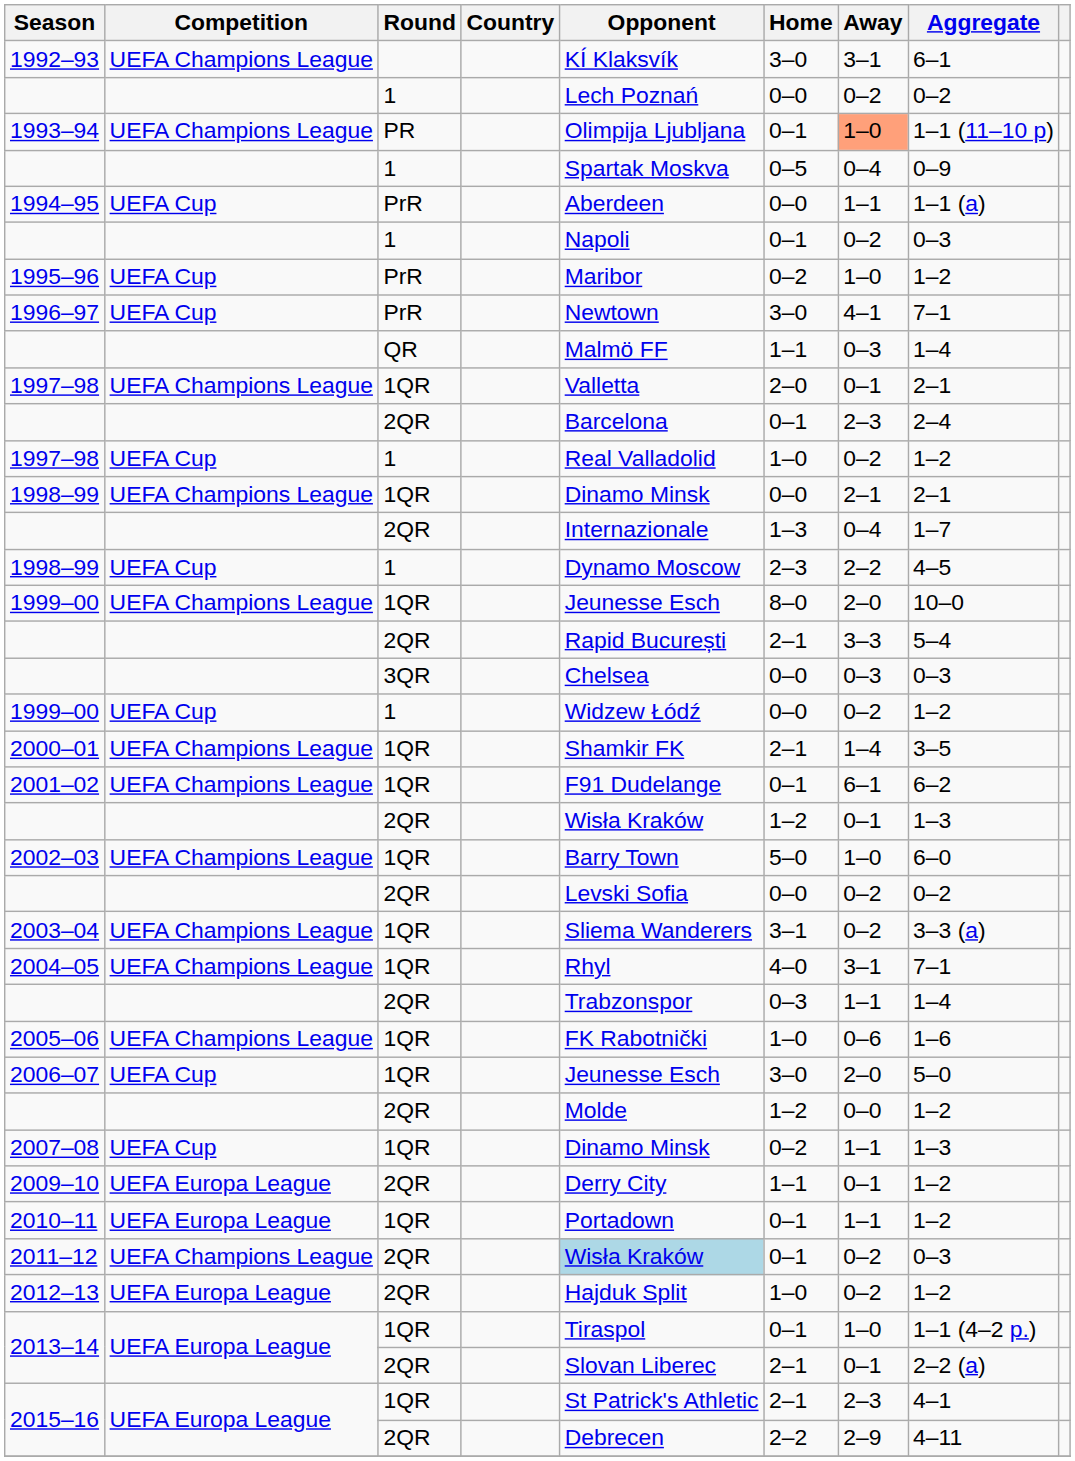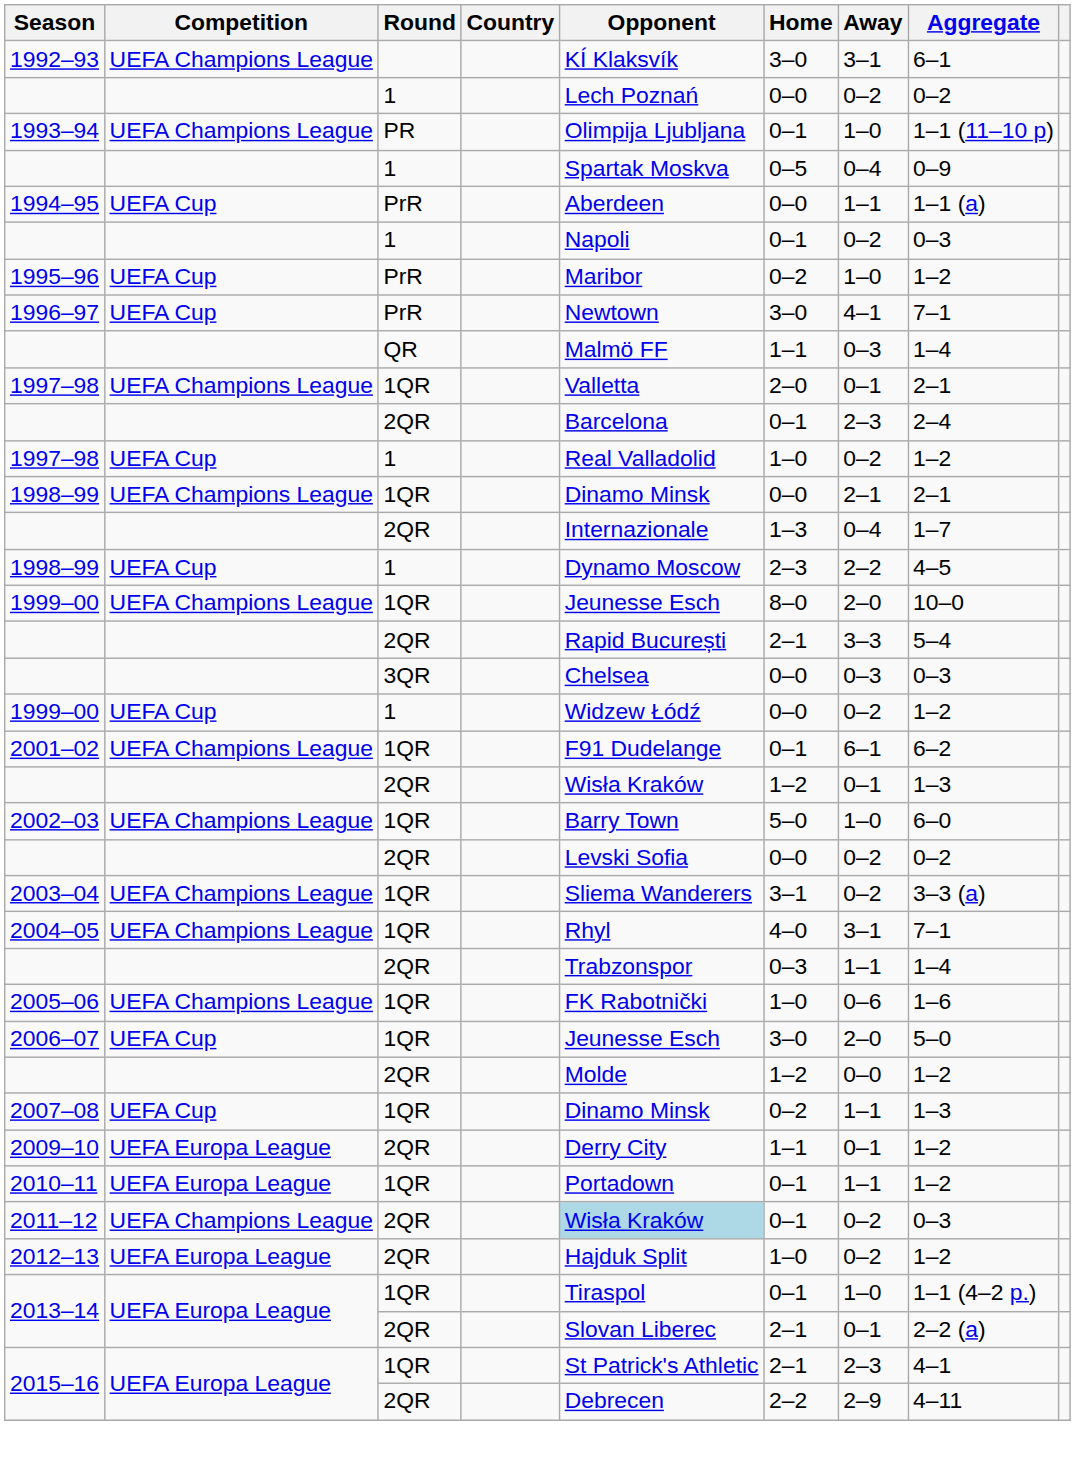(862, 131) lightsalmon background -> (862, 131) no background
- row: (55, 748)
